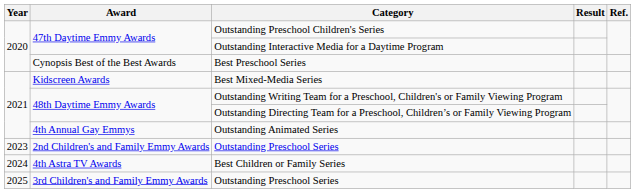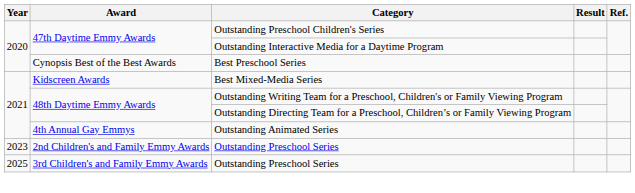- row: (77, 163)
